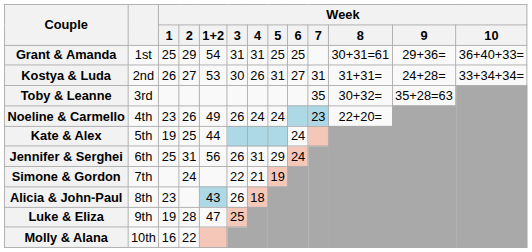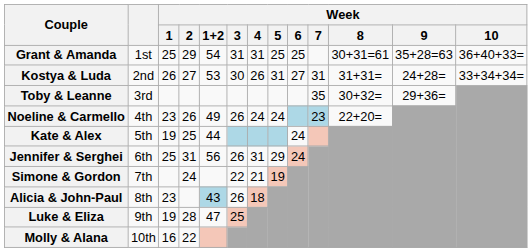(424, 55) 29+36= -> (424, 55) 35+28=63
(424, 96) 35+28=63 -> (424, 96) 29+36=
